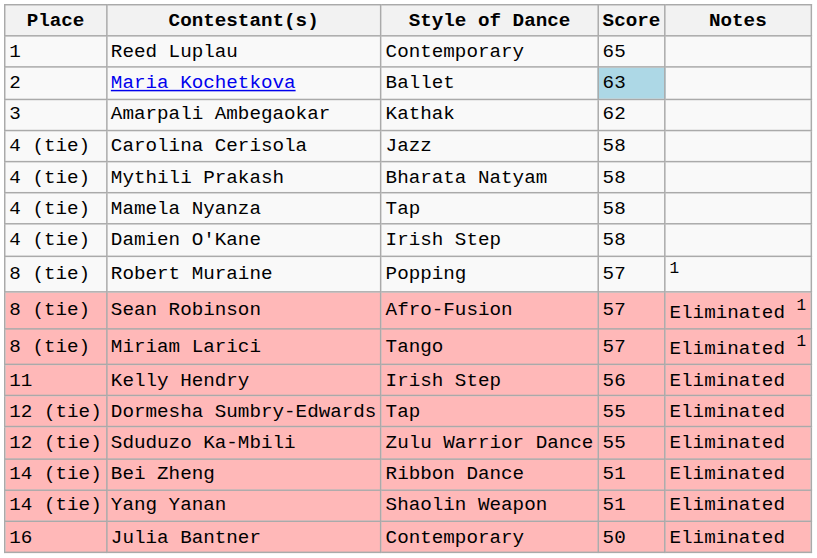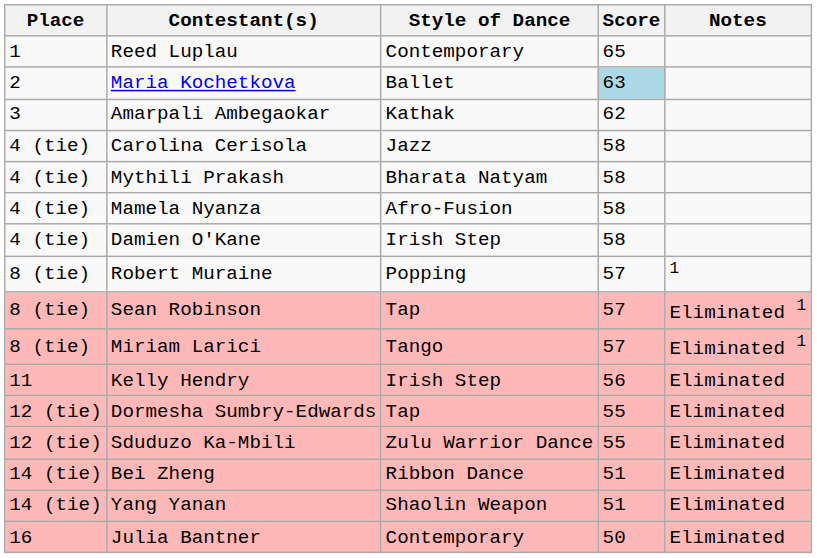(403, 209) Tap -> (449, 209) Afro-Fusion
(449, 310) Afro-Fusion -> (403, 310) Tap
